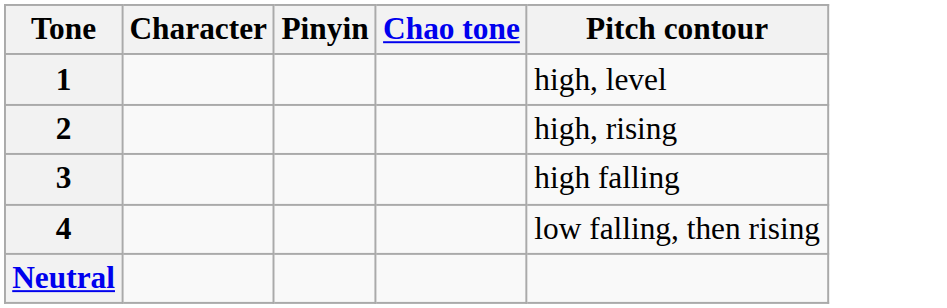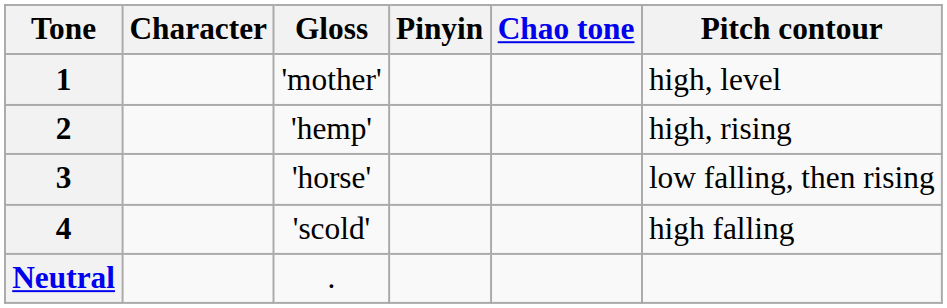+ column: (332, 29)
(607, 178) high falling -> (792, 178) low falling, then rising
(677, 228) low falling, then rising -> (722, 228) high falling
